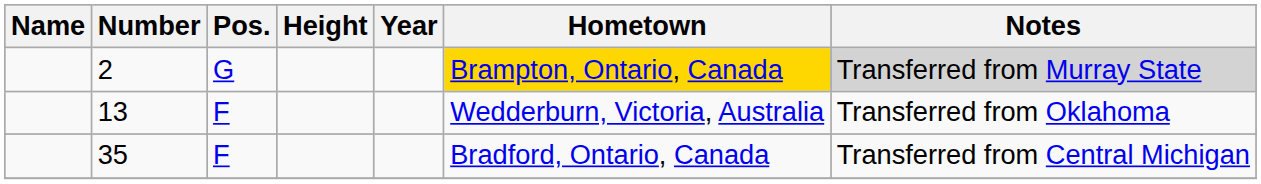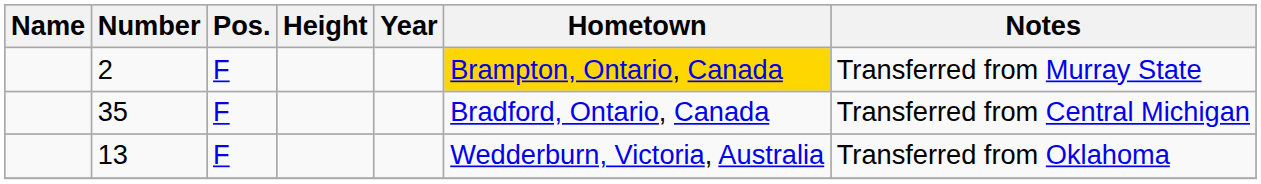(224, 69) G -> (221, 69) F
(1019, 69) lightgrey background -> (1019, 69) no background
rows swapped: (113, 112) <-> (113, 155)
